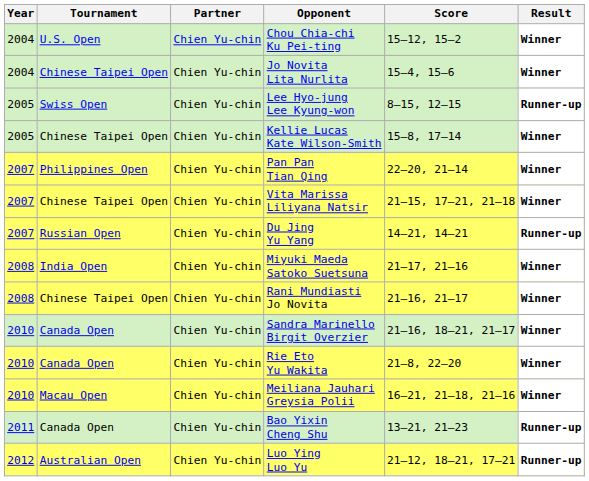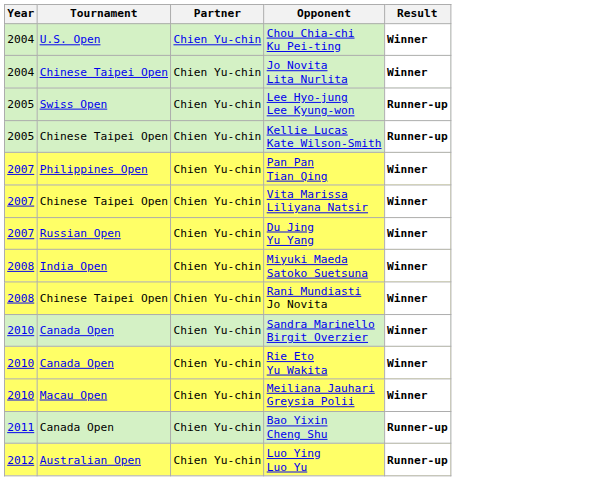- column: (451, 14)
(541, 136) Winner -> (417, 136) Runner-up
(551, 233) Runner-up -> (407, 233) Winner
